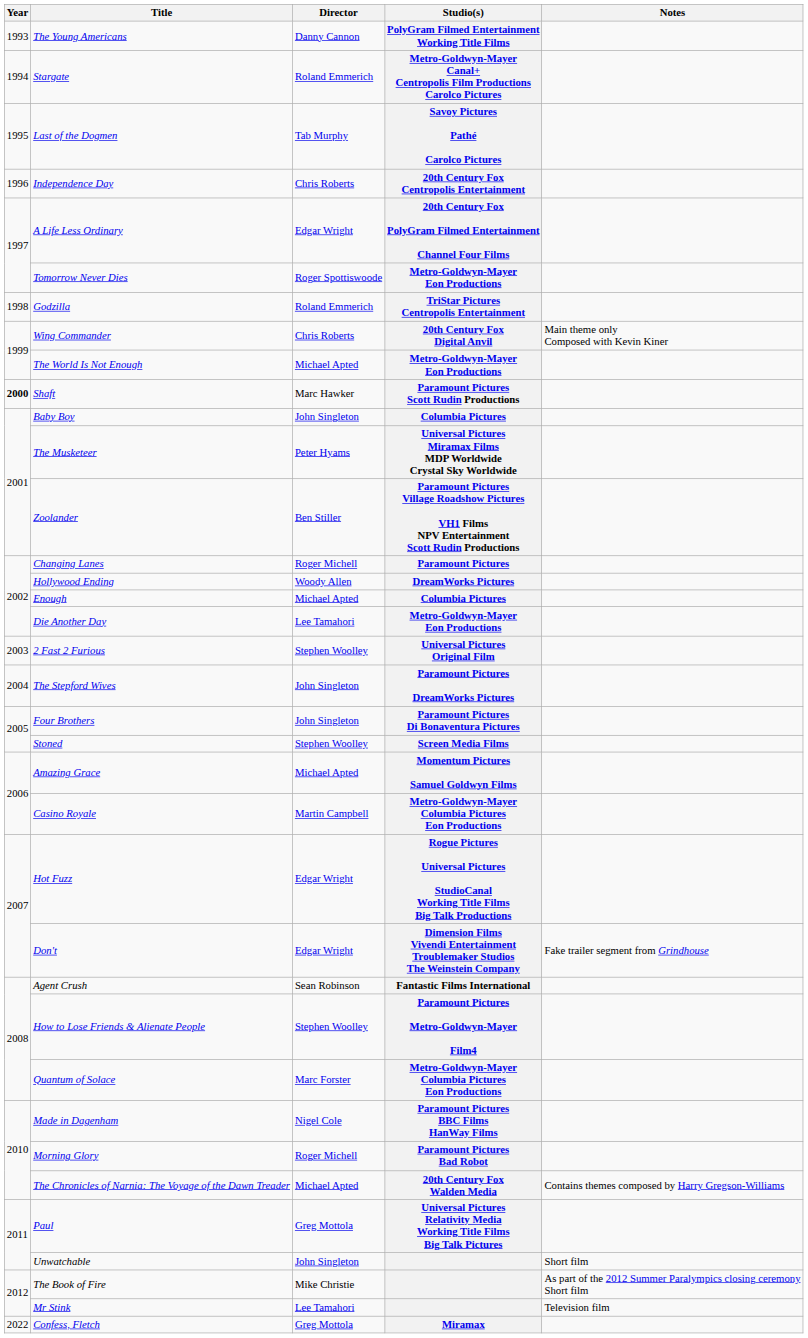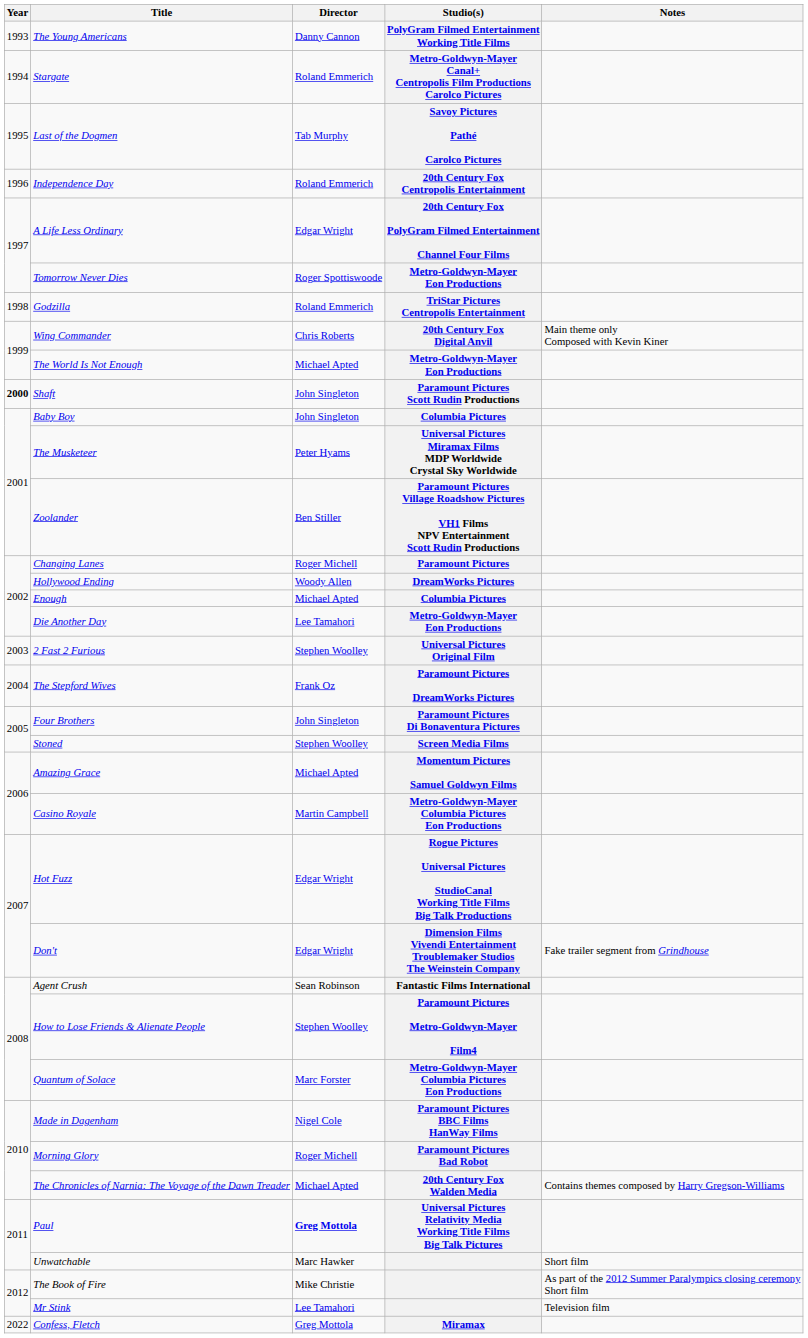(325, 183) Chris Roberts -> (334, 183) Roland Emmerich
(325, 394) Marc Hawker -> (327, 394) John Singleton
(327, 685) John Singleton -> (315, 685) Frank Oz
(324, 1226) normal -> (326, 1226) bold
(327, 1261) John Singleton -> (325, 1261) Marc Hawker
